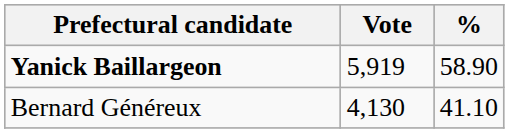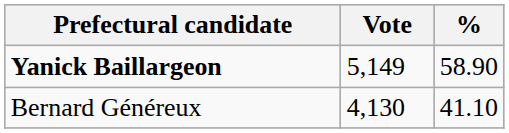(376, 66) 5,919 -> (376, 66) 5,149
